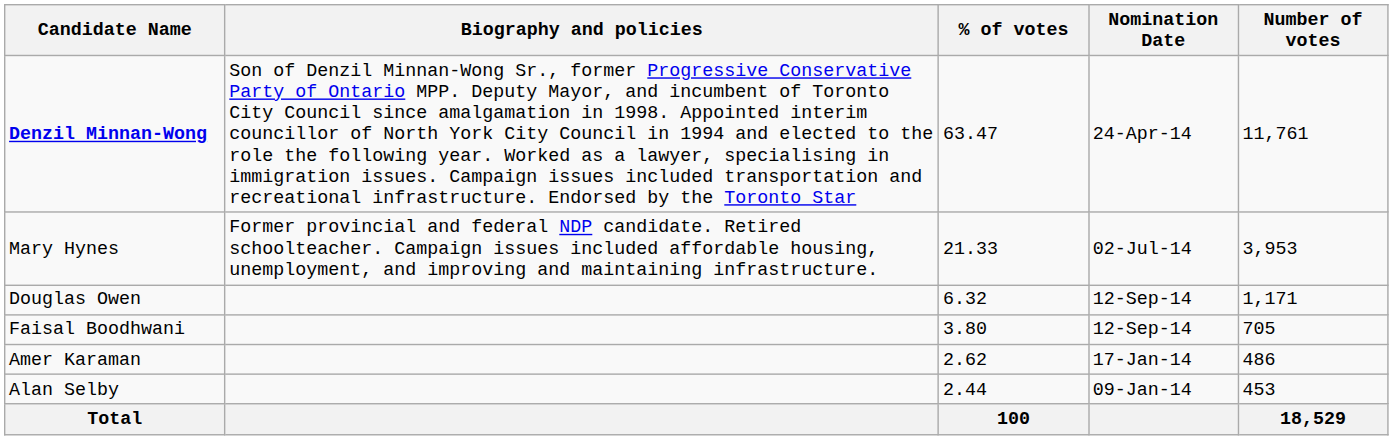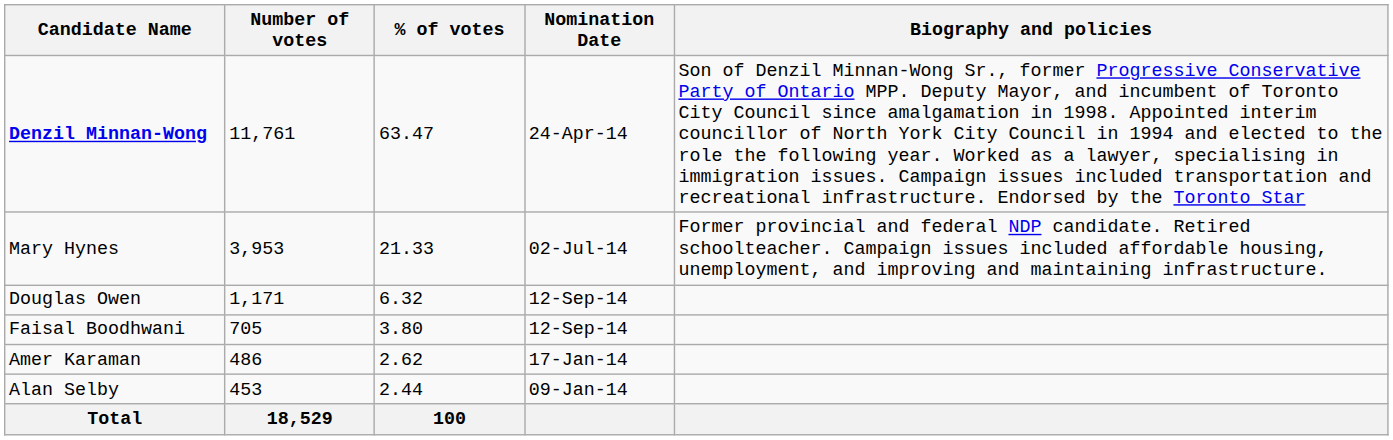columns swapped: (1313, 30) <-> (582, 30)
